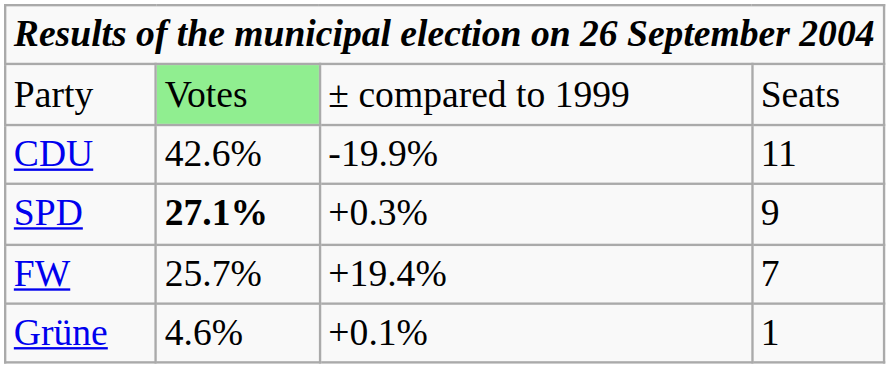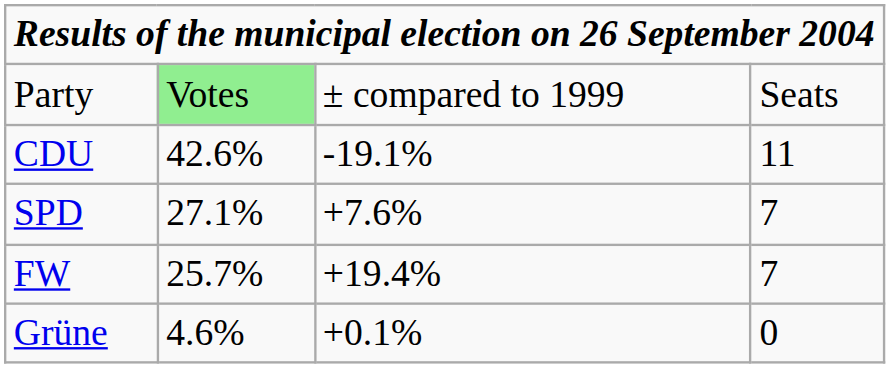(383, 153) -19.9% -> (378, 153) -19.1%
(216, 213) bold -> (215, 213) normal
(378, 213) +0.3% -> (373, 213) +7.6%
(770, 213) 9 -> (769, 213) 7
(770, 332) 1 -> (769, 332) 0
